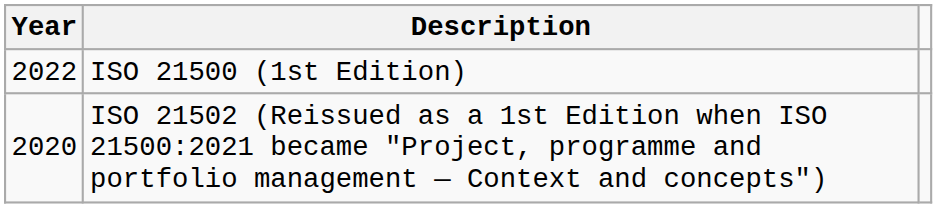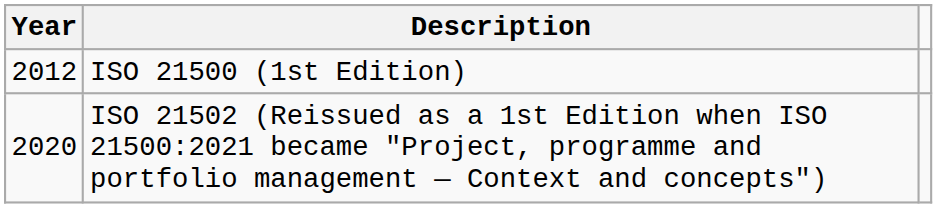(44, 72) 2022 -> (44, 72) 2012
